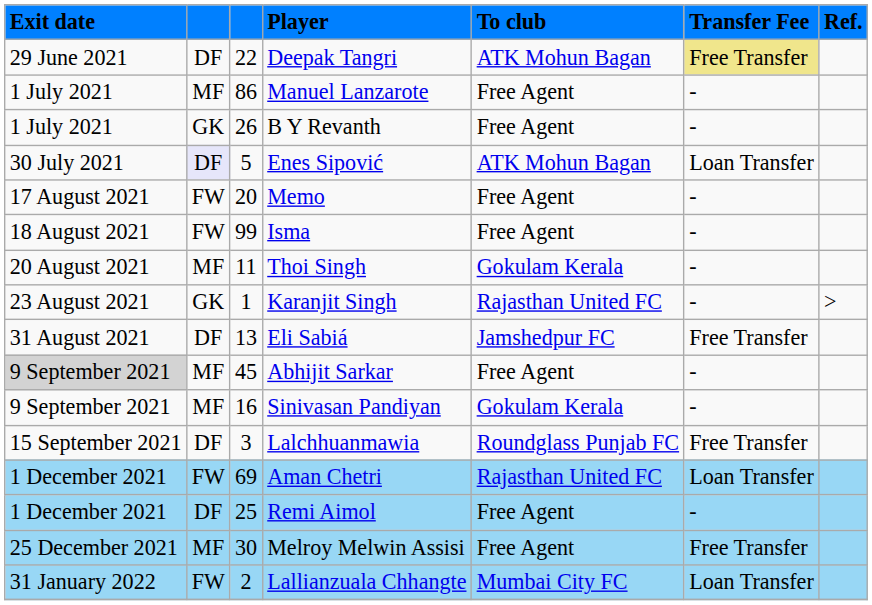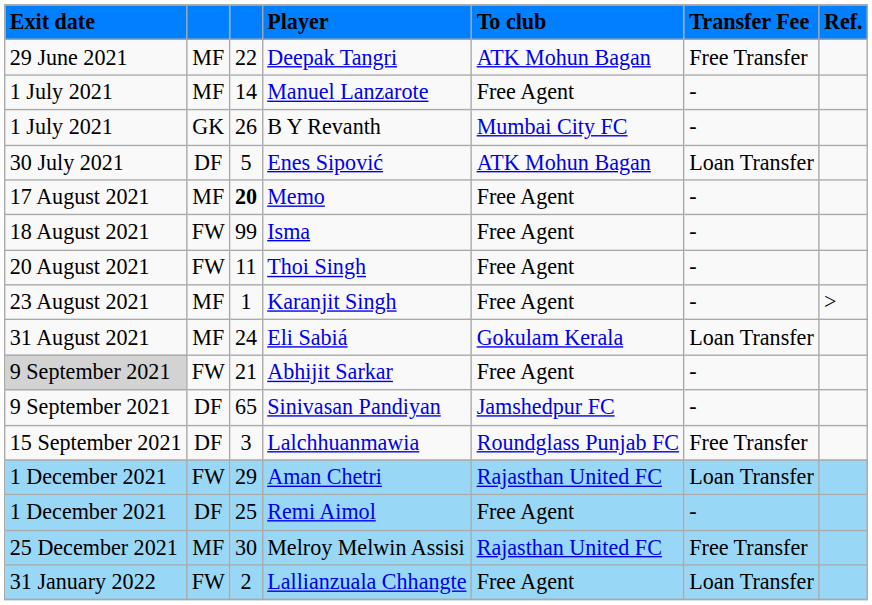(208, 57) DF -> (208, 57) MF
(748, 57) khaki background -> (748, 57) no background
(246, 92) 86 -> (246, 92) 14
(525, 127) Free Agent -> (552, 127) Mumbai City FC
(208, 162) lavender background -> (208, 162) no background
(208, 197) FW -> (208, 197) MF
(246, 197) normal -> (246, 197) bold
(208, 267) MF -> (208, 267) FW
(550, 267) Gokulam Kerala -> (525, 267) Free Agent
(208, 302) GK -> (208, 302) MF
(569, 302) Rajasthan United FC -> (525, 302) Free Agent
(208, 337) DF -> (208, 337) MF
(246, 337) 13 -> (246, 337) 24
(546, 337) Jamshedpur FC -> (550, 337) Gokulam Kerala
(748, 337) Free Transfer -> (752, 337) Loan Transfer
(208, 372) MF -> (208, 372) FW
(246, 372) 45 -> (246, 372) 21
(208, 407) MF -> (208, 407) DF
(246, 407) 16 -> (246, 407) 65
(550, 407) Gokulam Kerala -> (546, 407) Jamshedpur FC
(246, 477) 69 -> (246, 477) 29
(525, 547) Free Agent -> (569, 547) Rajasthan United FC
(552, 582) Mumbai City FC -> (525, 582) Free Agent
